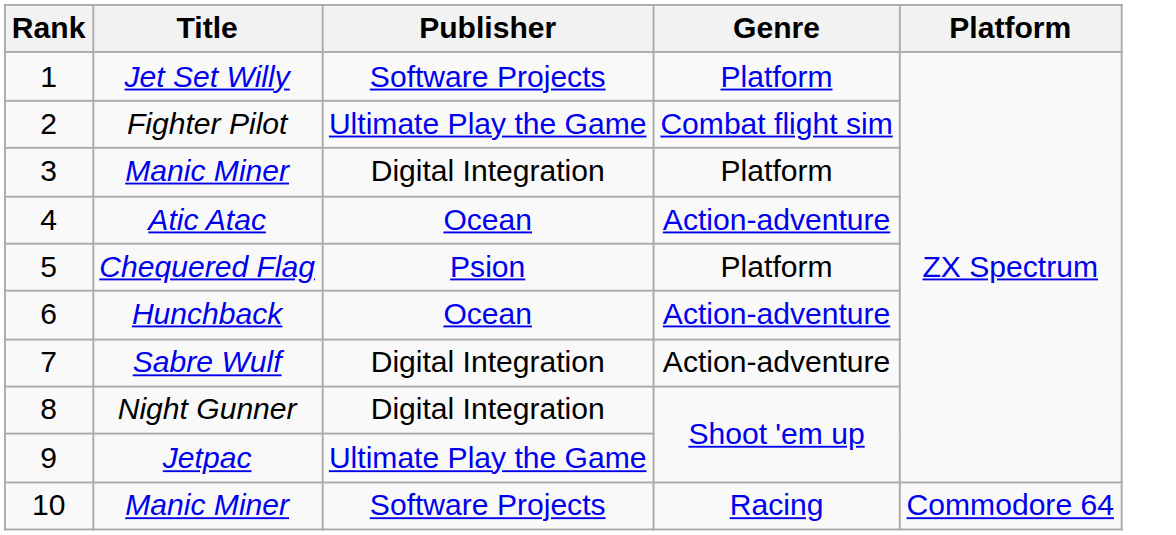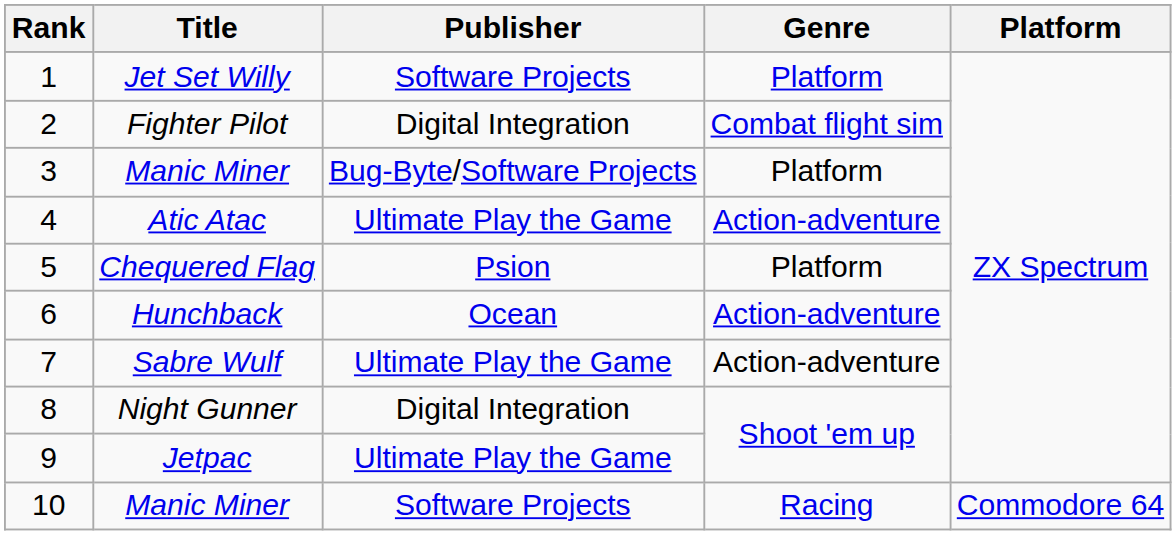(488, 123) Ultimate Play the Game -> (513, 123) Digital Integration
(488, 171) Digital Integration -> (513, 171) Bug-Byte/Software Projects
(488, 219) Ocean -> (513, 219) Ultimate Play the Game
(488, 362) Digital Integration -> (513, 362) Ultimate Play the Game
